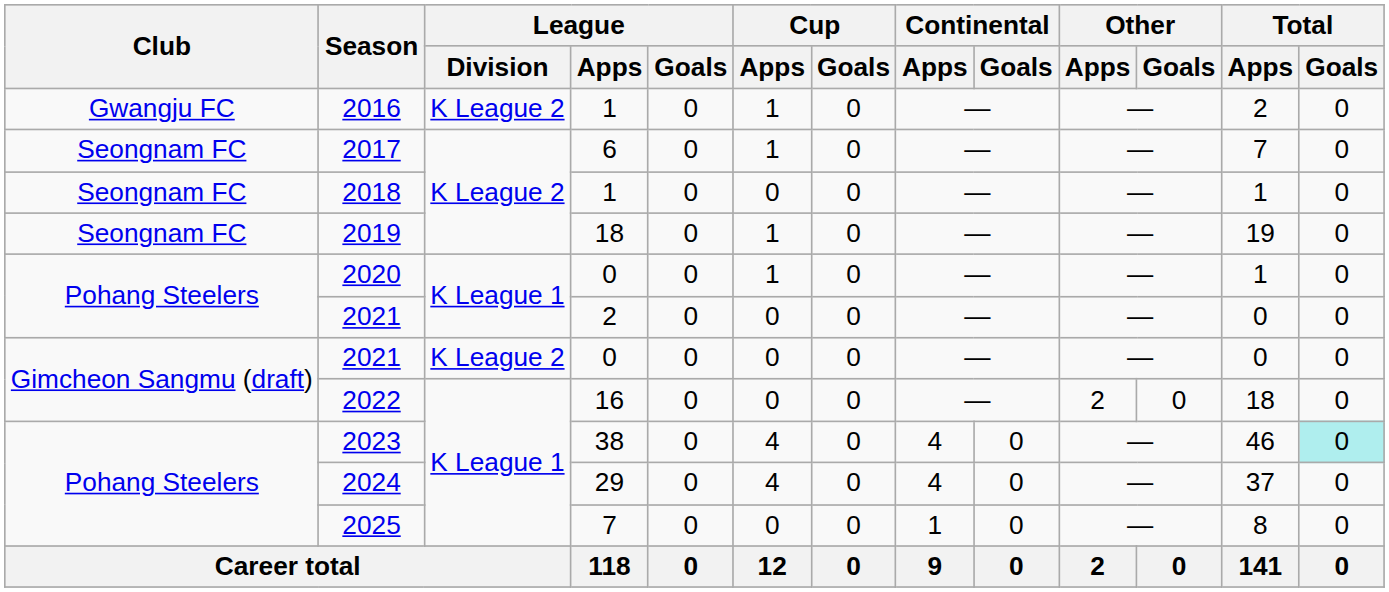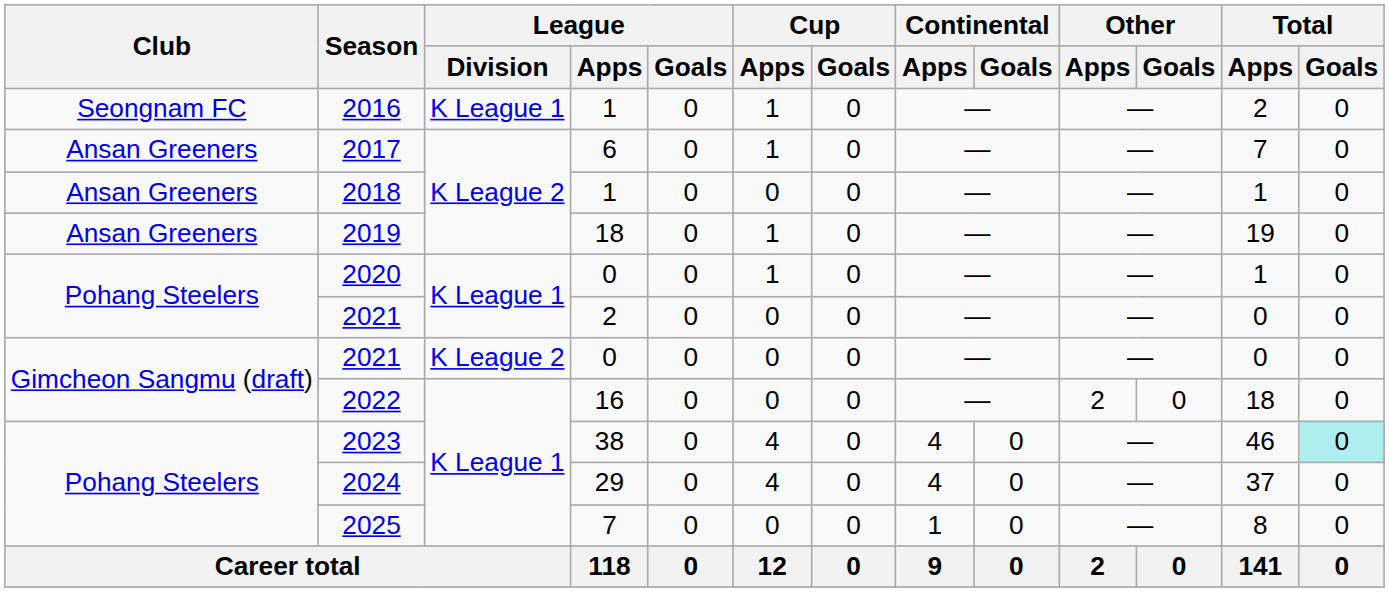(162, 108) Gwangju FC -> (162, 108) Seongnam FC
(497, 108) K League 2 -> (497, 108) K League 1
(162, 150) Seongnam FC -> (162, 150) Ansan Greeners
(162, 191) Seongnam FC -> (162, 191) Ansan Greeners
(162, 233) Seongnam FC -> (162, 233) Ansan Greeners
